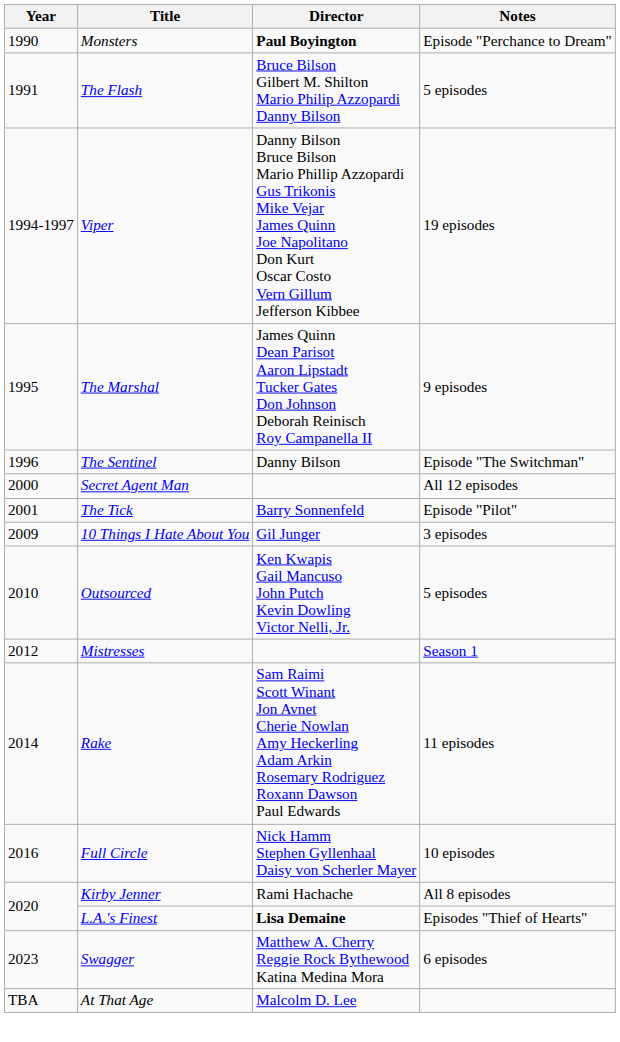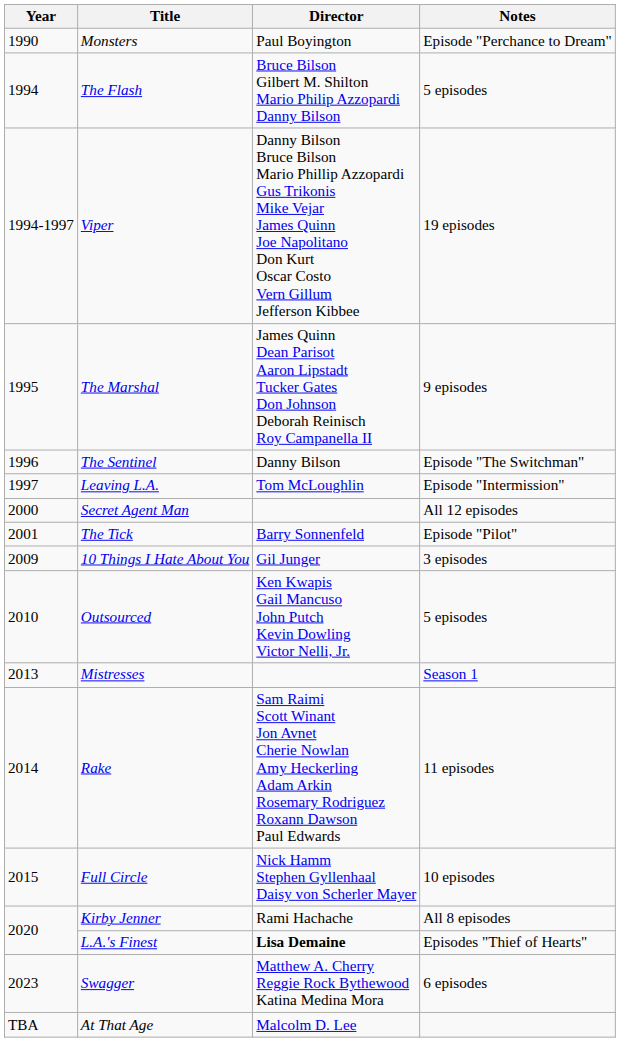(306, 40) bold -> (304, 40) normal
(23, 90) 1991 -> (23, 90) 1994
+ row: (120, 486)
(23, 650) 2012 -> (23, 675) 2013
(23, 853) 2016 -> (23, 877) 2015
